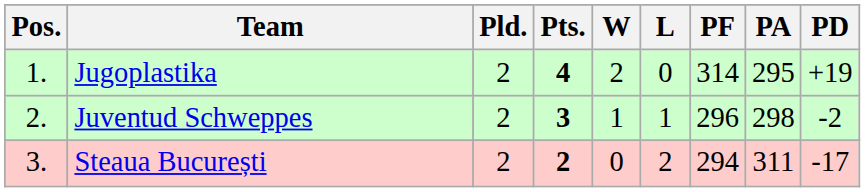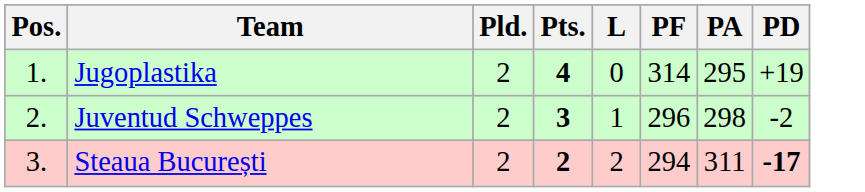- column: (617, 27)
(830, 162) normal -> (781, 162) bold
